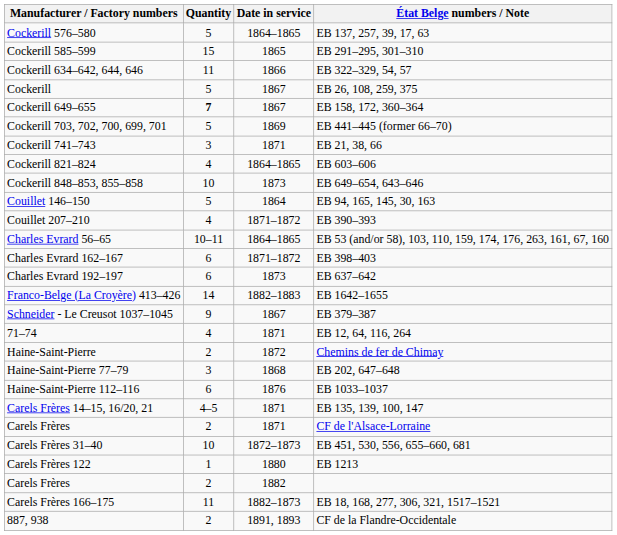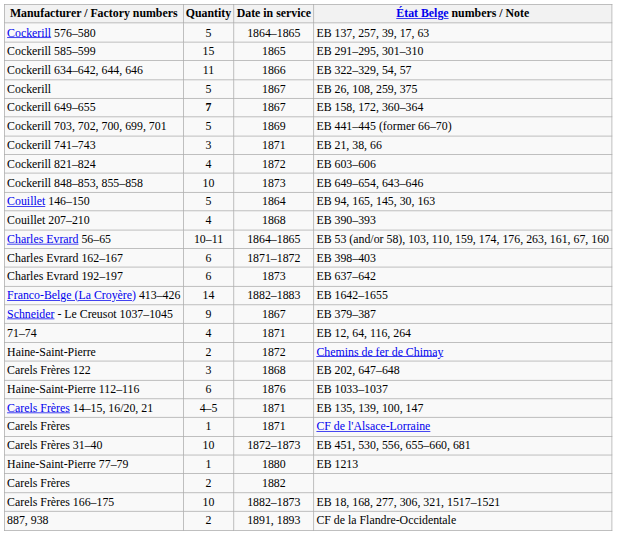(274, 164) 1864–1865 -> (274, 164) 1872
(274, 220) 1871–1872 -> (274, 220) 1868
(68, 370) Haine-Saint-Pierre 77–79 -> (49, 370) Carels Frères 122
(209, 426) 2 -> (209, 426) 1
(49, 464) Carels Frères 122 -> (68, 464) Haine-Saint-Pierre 77–79
(209, 502) 11 -> (209, 502) 10
